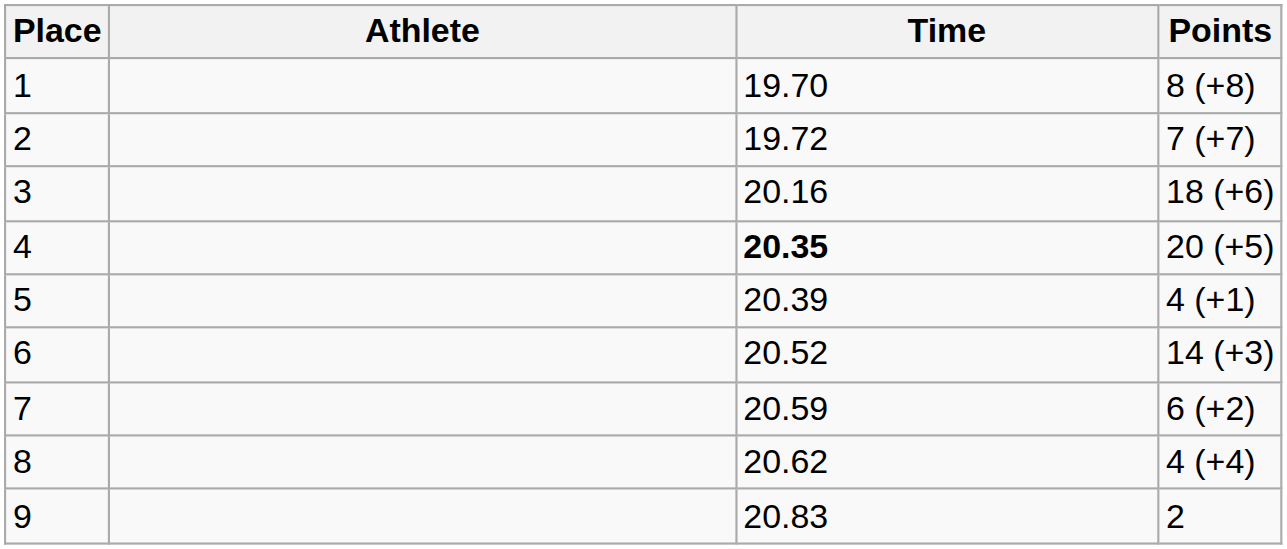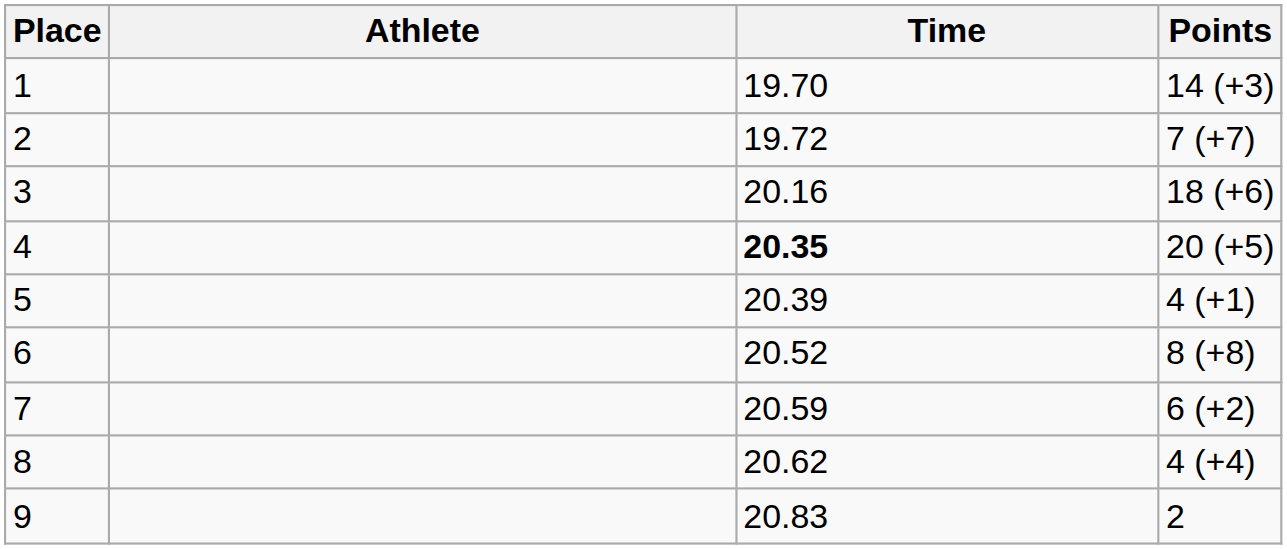(1211, 85) 8 (+8) -> (1220, 85) 14 (+3)
(1220, 354) 14 (+3) -> (1211, 354) 8 (+8)
